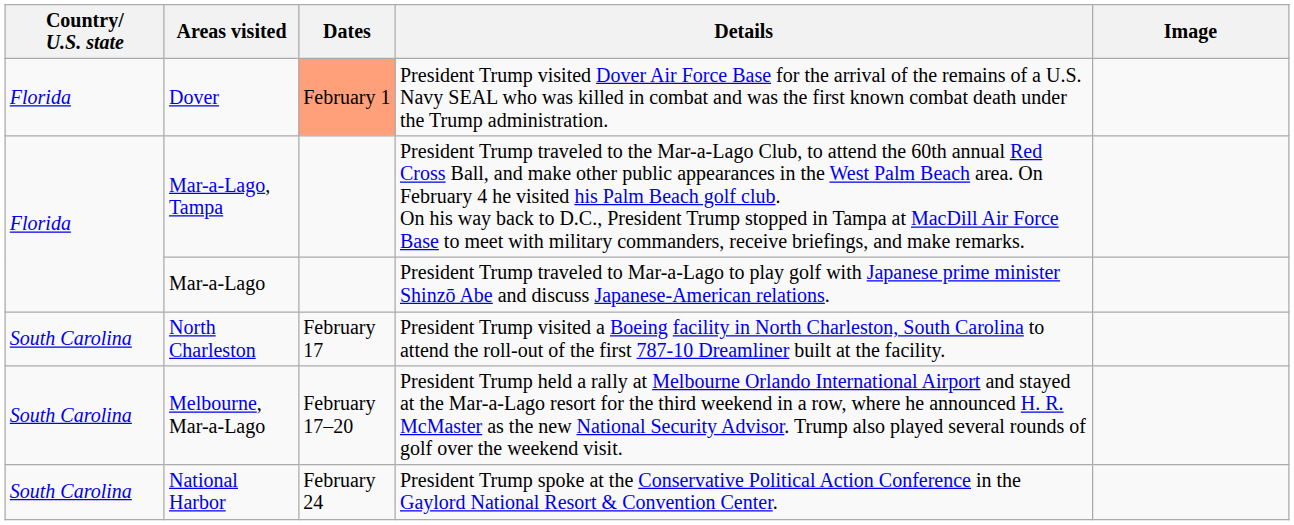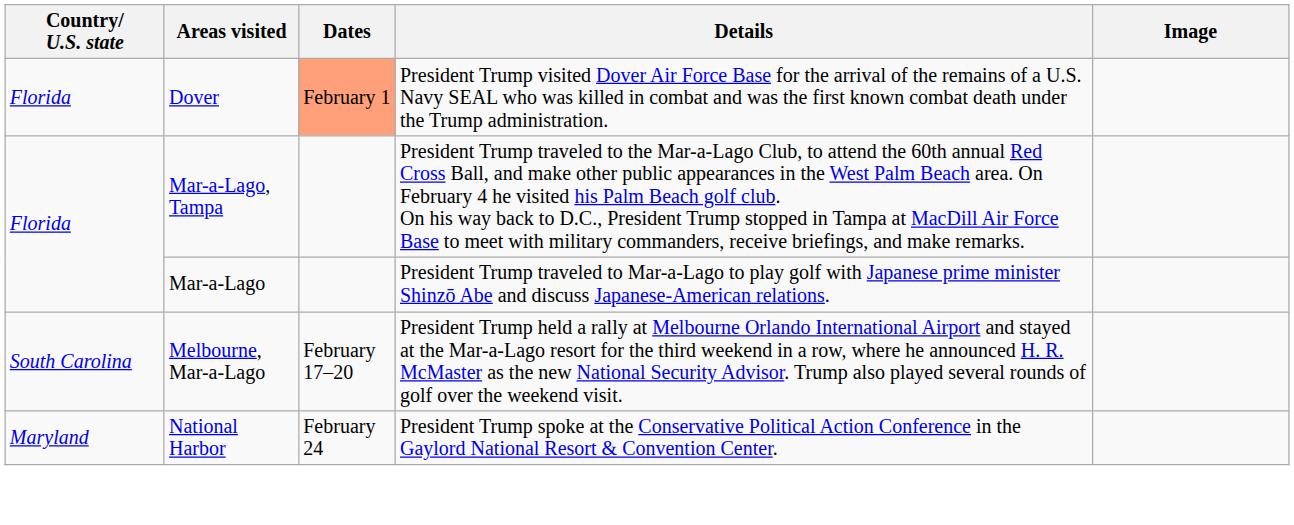- row: (212, 338)
(71, 491) South Carolina -> (49, 437) Maryland
